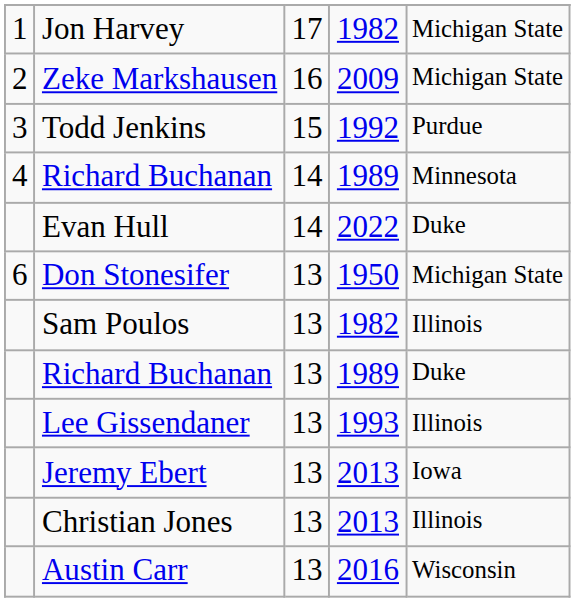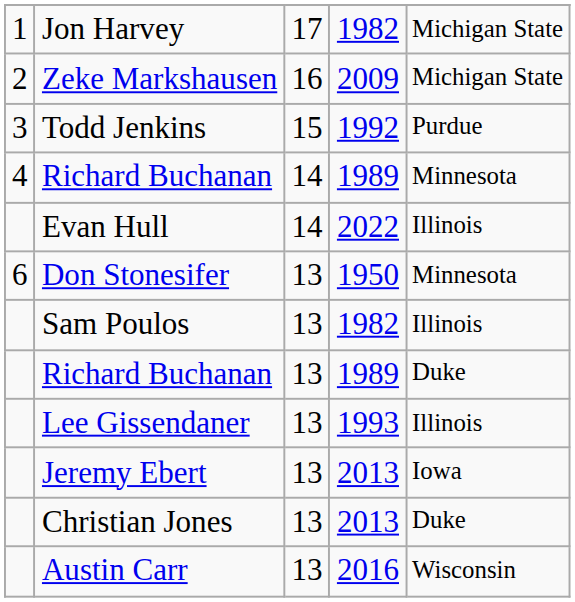(439, 226) Duke -> (447, 226) Illinois
(488, 275) Michigan State -> (464, 275) Minnesota
(447, 521) Illinois -> (439, 521) Duke
